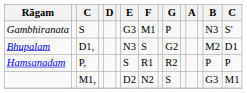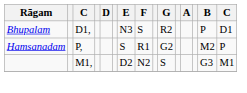- row: (38, 29)
(172, 46) G2 -> (166, 29) R2
(213, 46) M2 -> (203, 29) P
(171, 63) R2 -> (166, 46) G2
(208, 63) P -> (207, 46) M2
